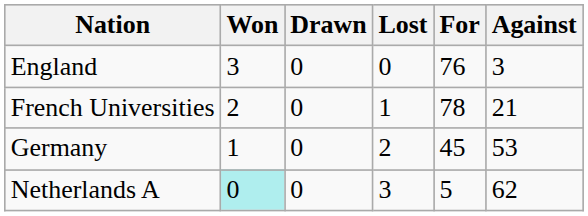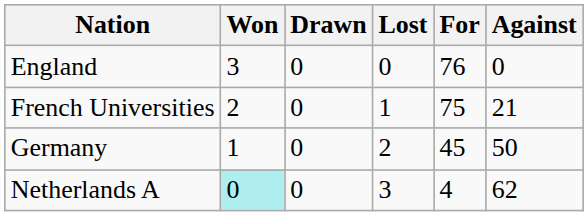(498, 66) 3 -> (498, 66) 0
(452, 107) 78 -> (452, 107) 75
(505, 148) 53 -> (505, 148) 50
(446, 189) 5 -> (446, 189) 4
